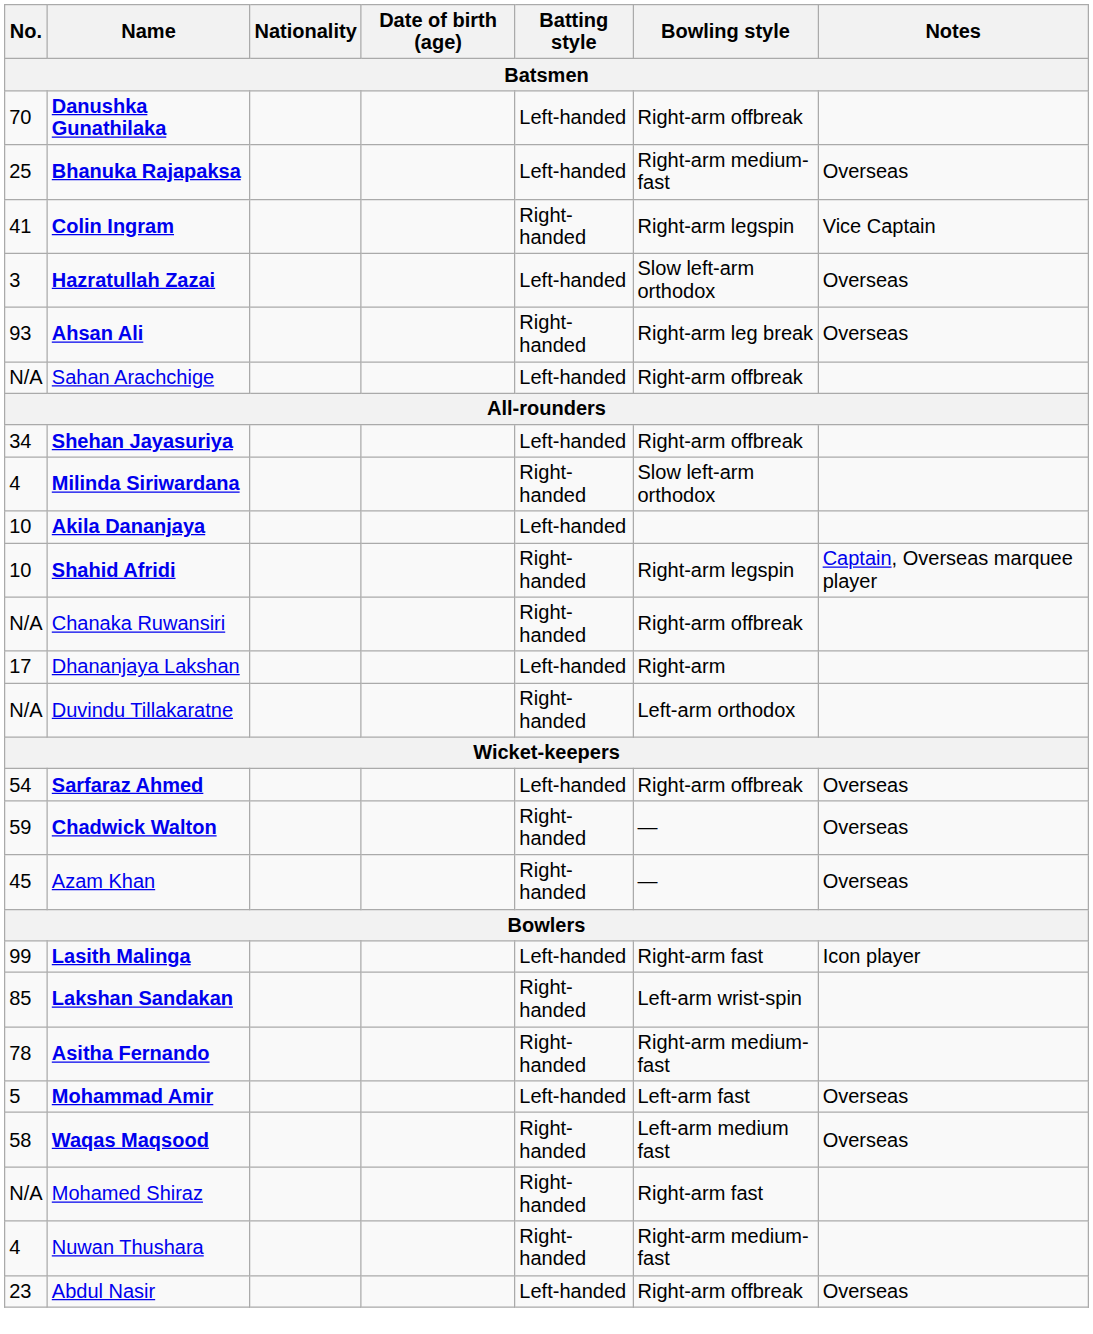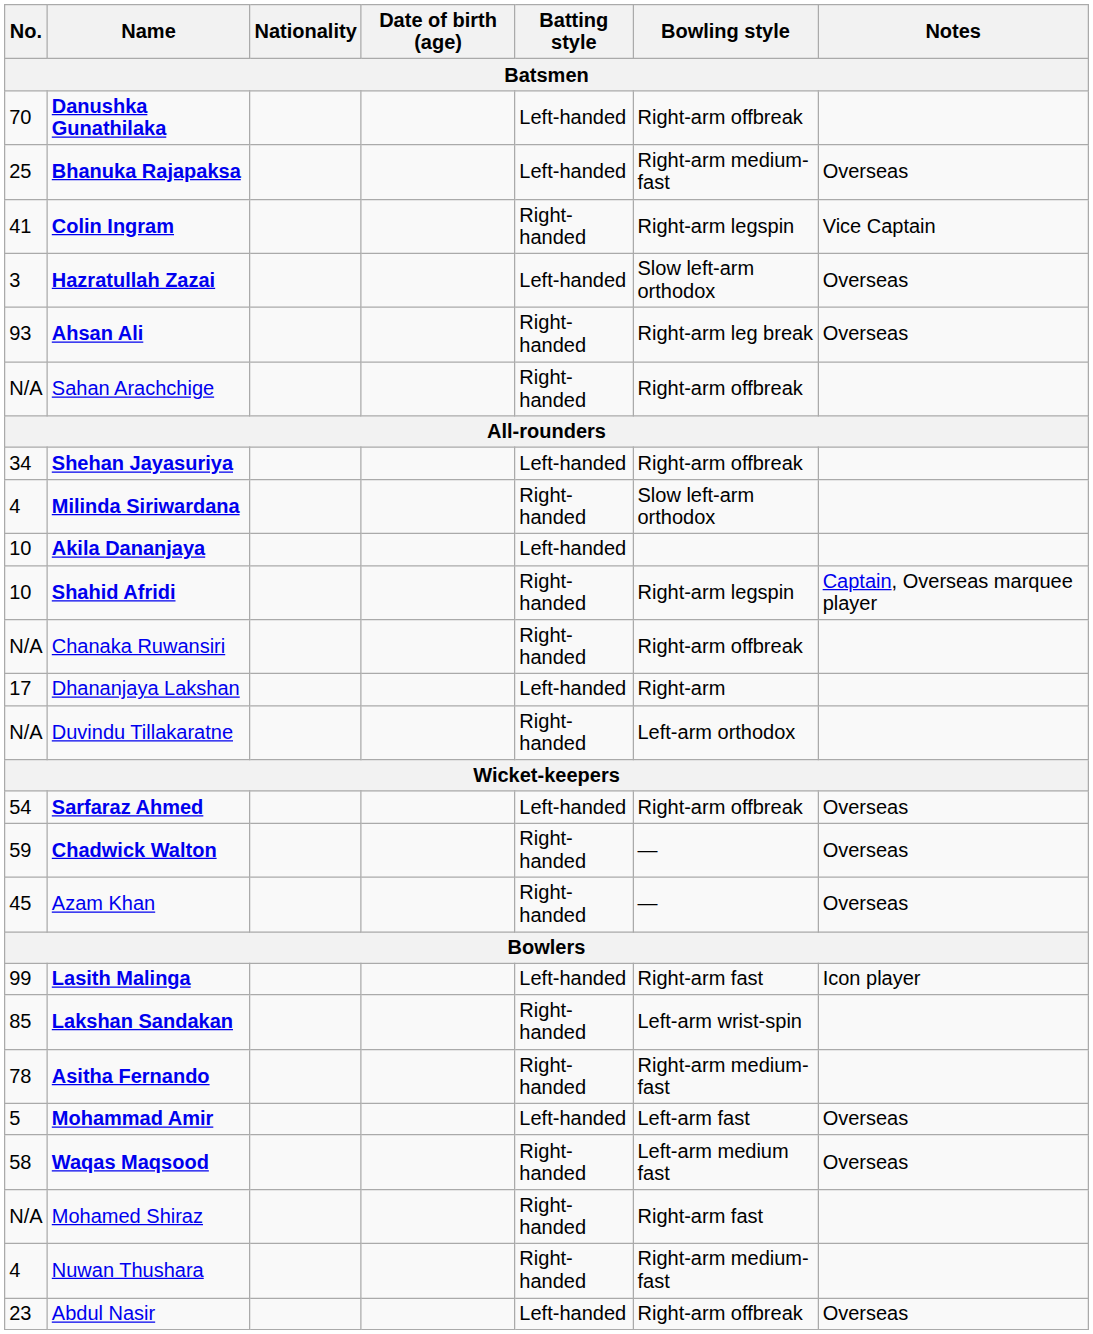(573, 377) Left-handed -> (553, 388) Right-handed
